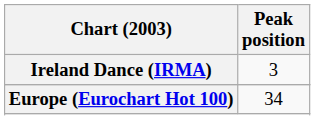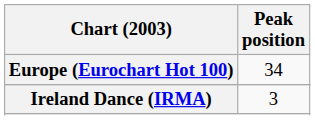rows swapped: (121, 98) <-> (121, 69)
